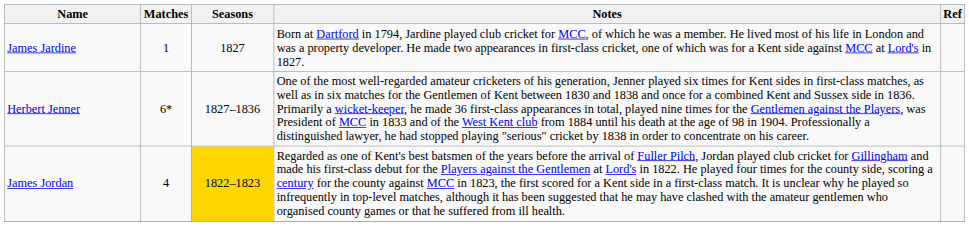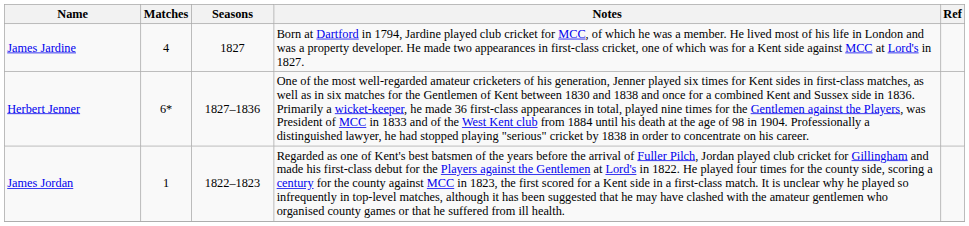(166, 47) 1 -> (166, 47) 4
(166, 183) 4 -> (166, 183) 1
(232, 183) gold background -> (232, 183) no background
